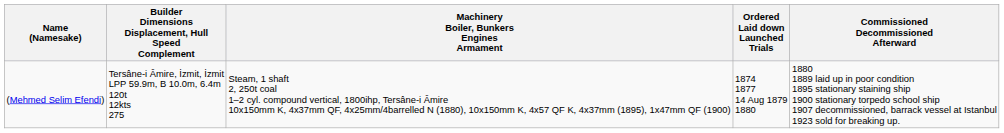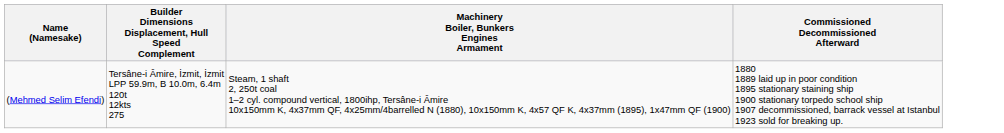- column: (761, 33)
